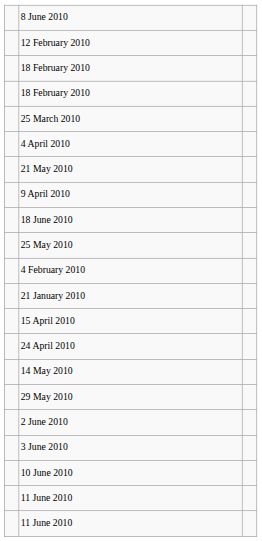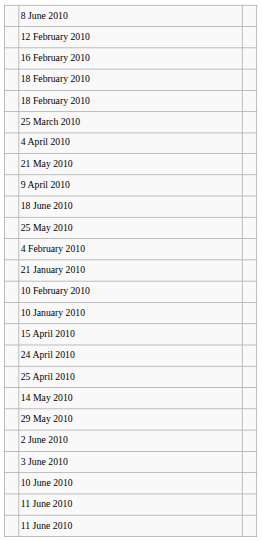+ row: (11, 58)
+ row: (11, 292)
+ row: (11, 313)
+ row: (11, 377)
